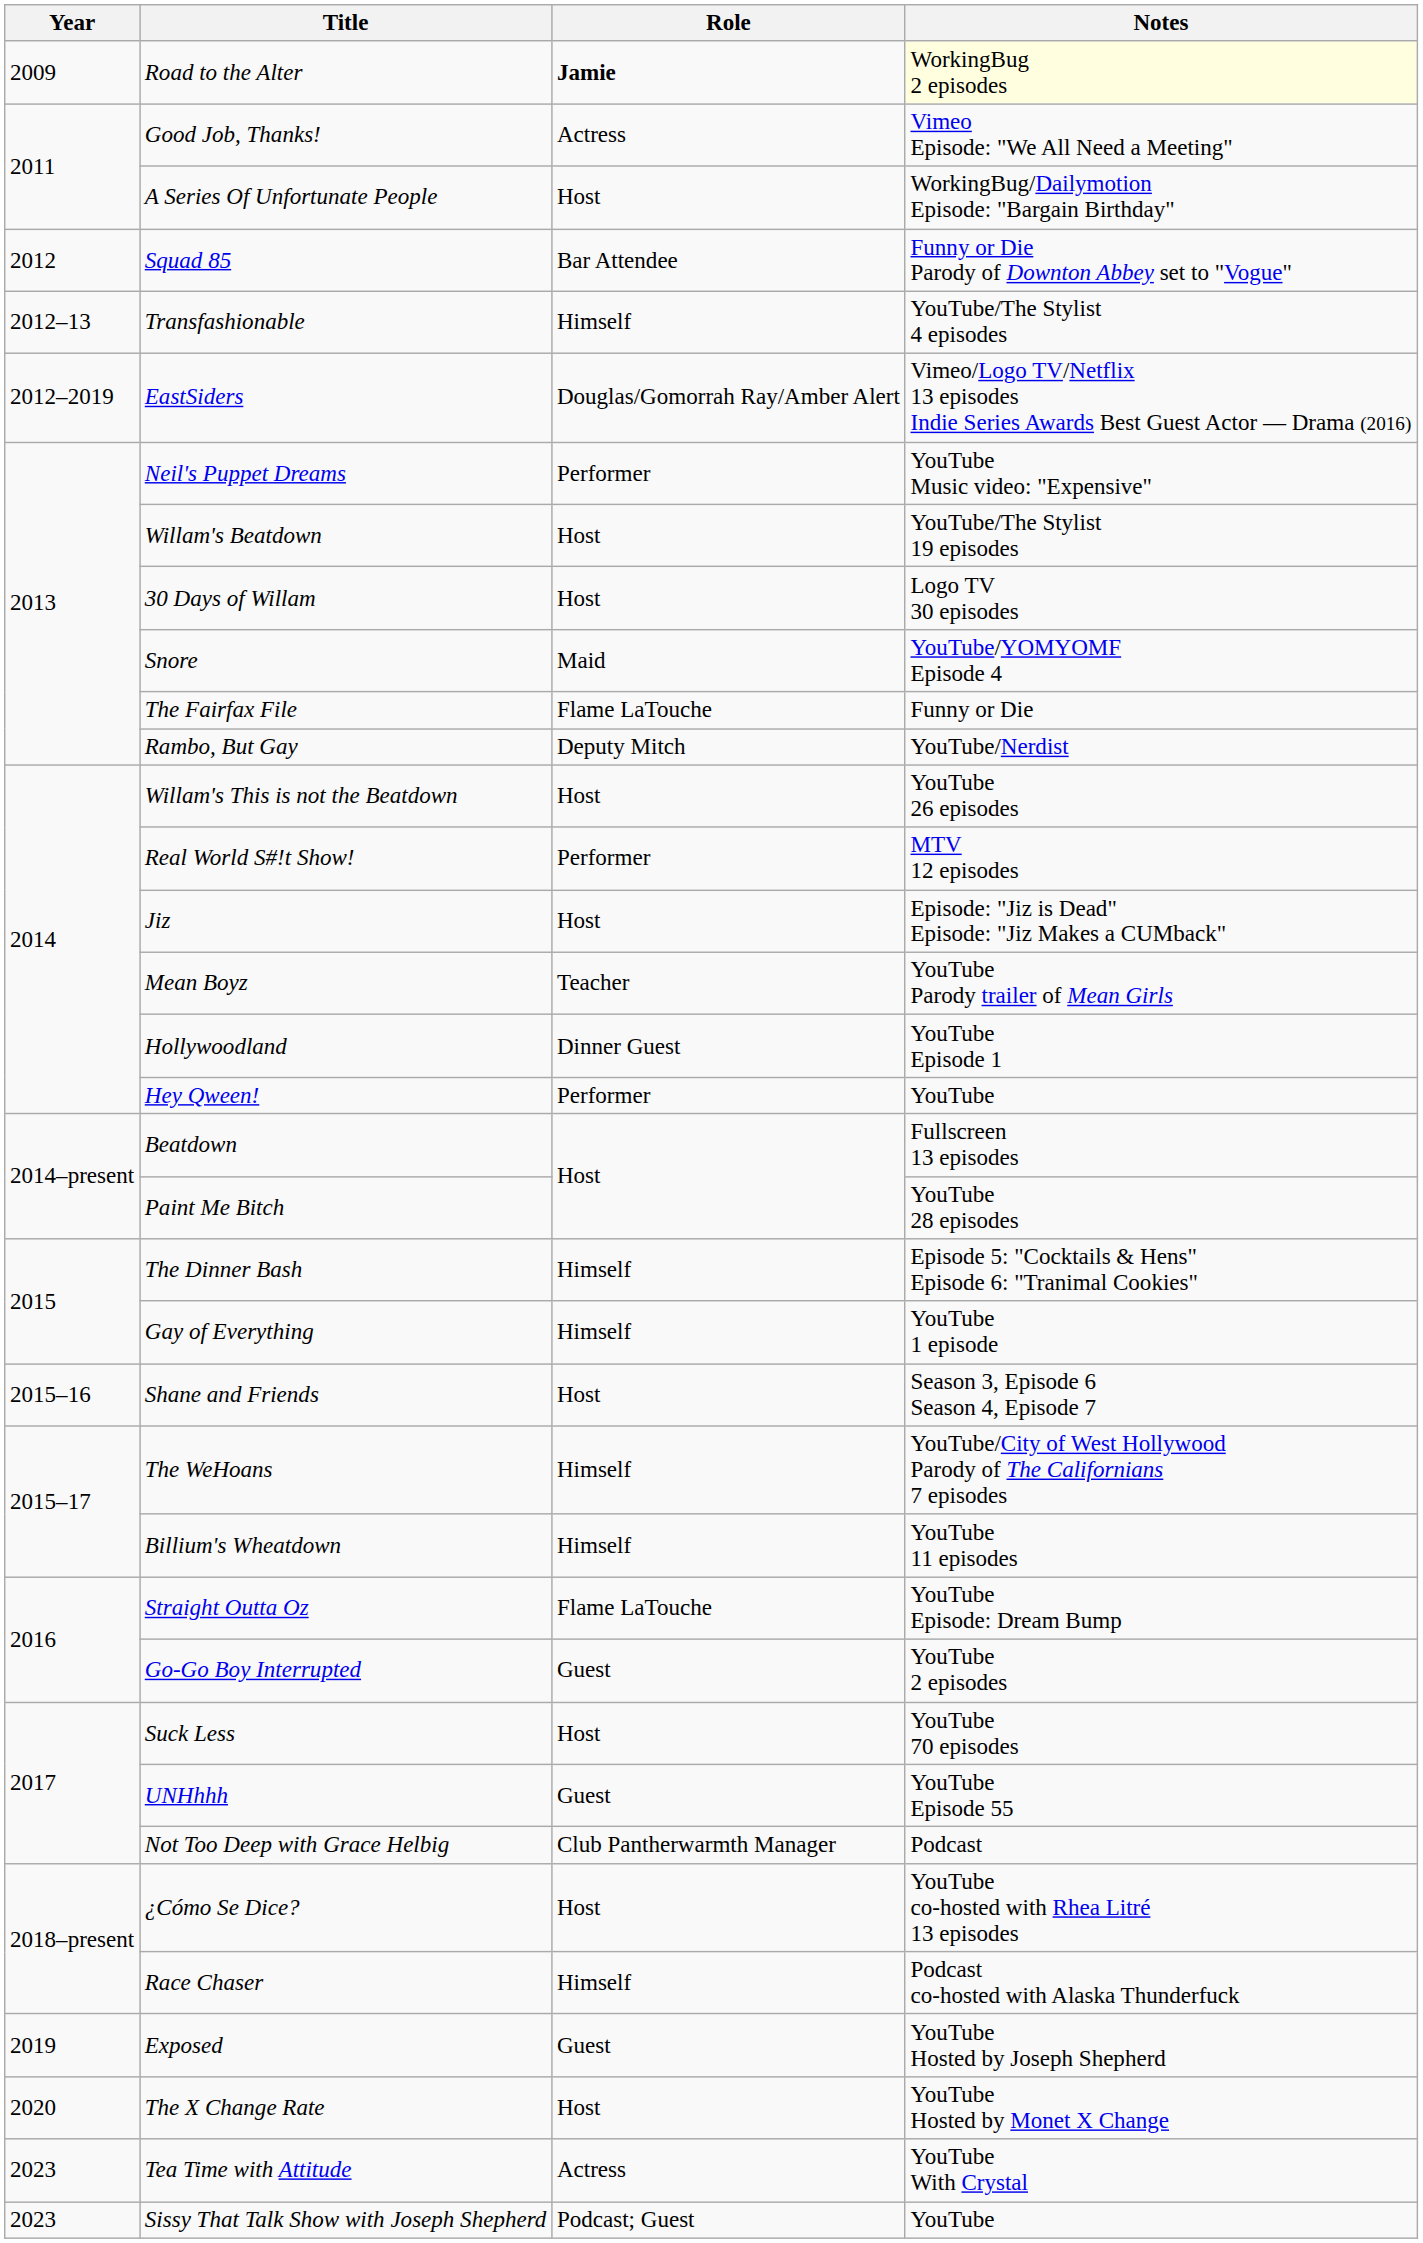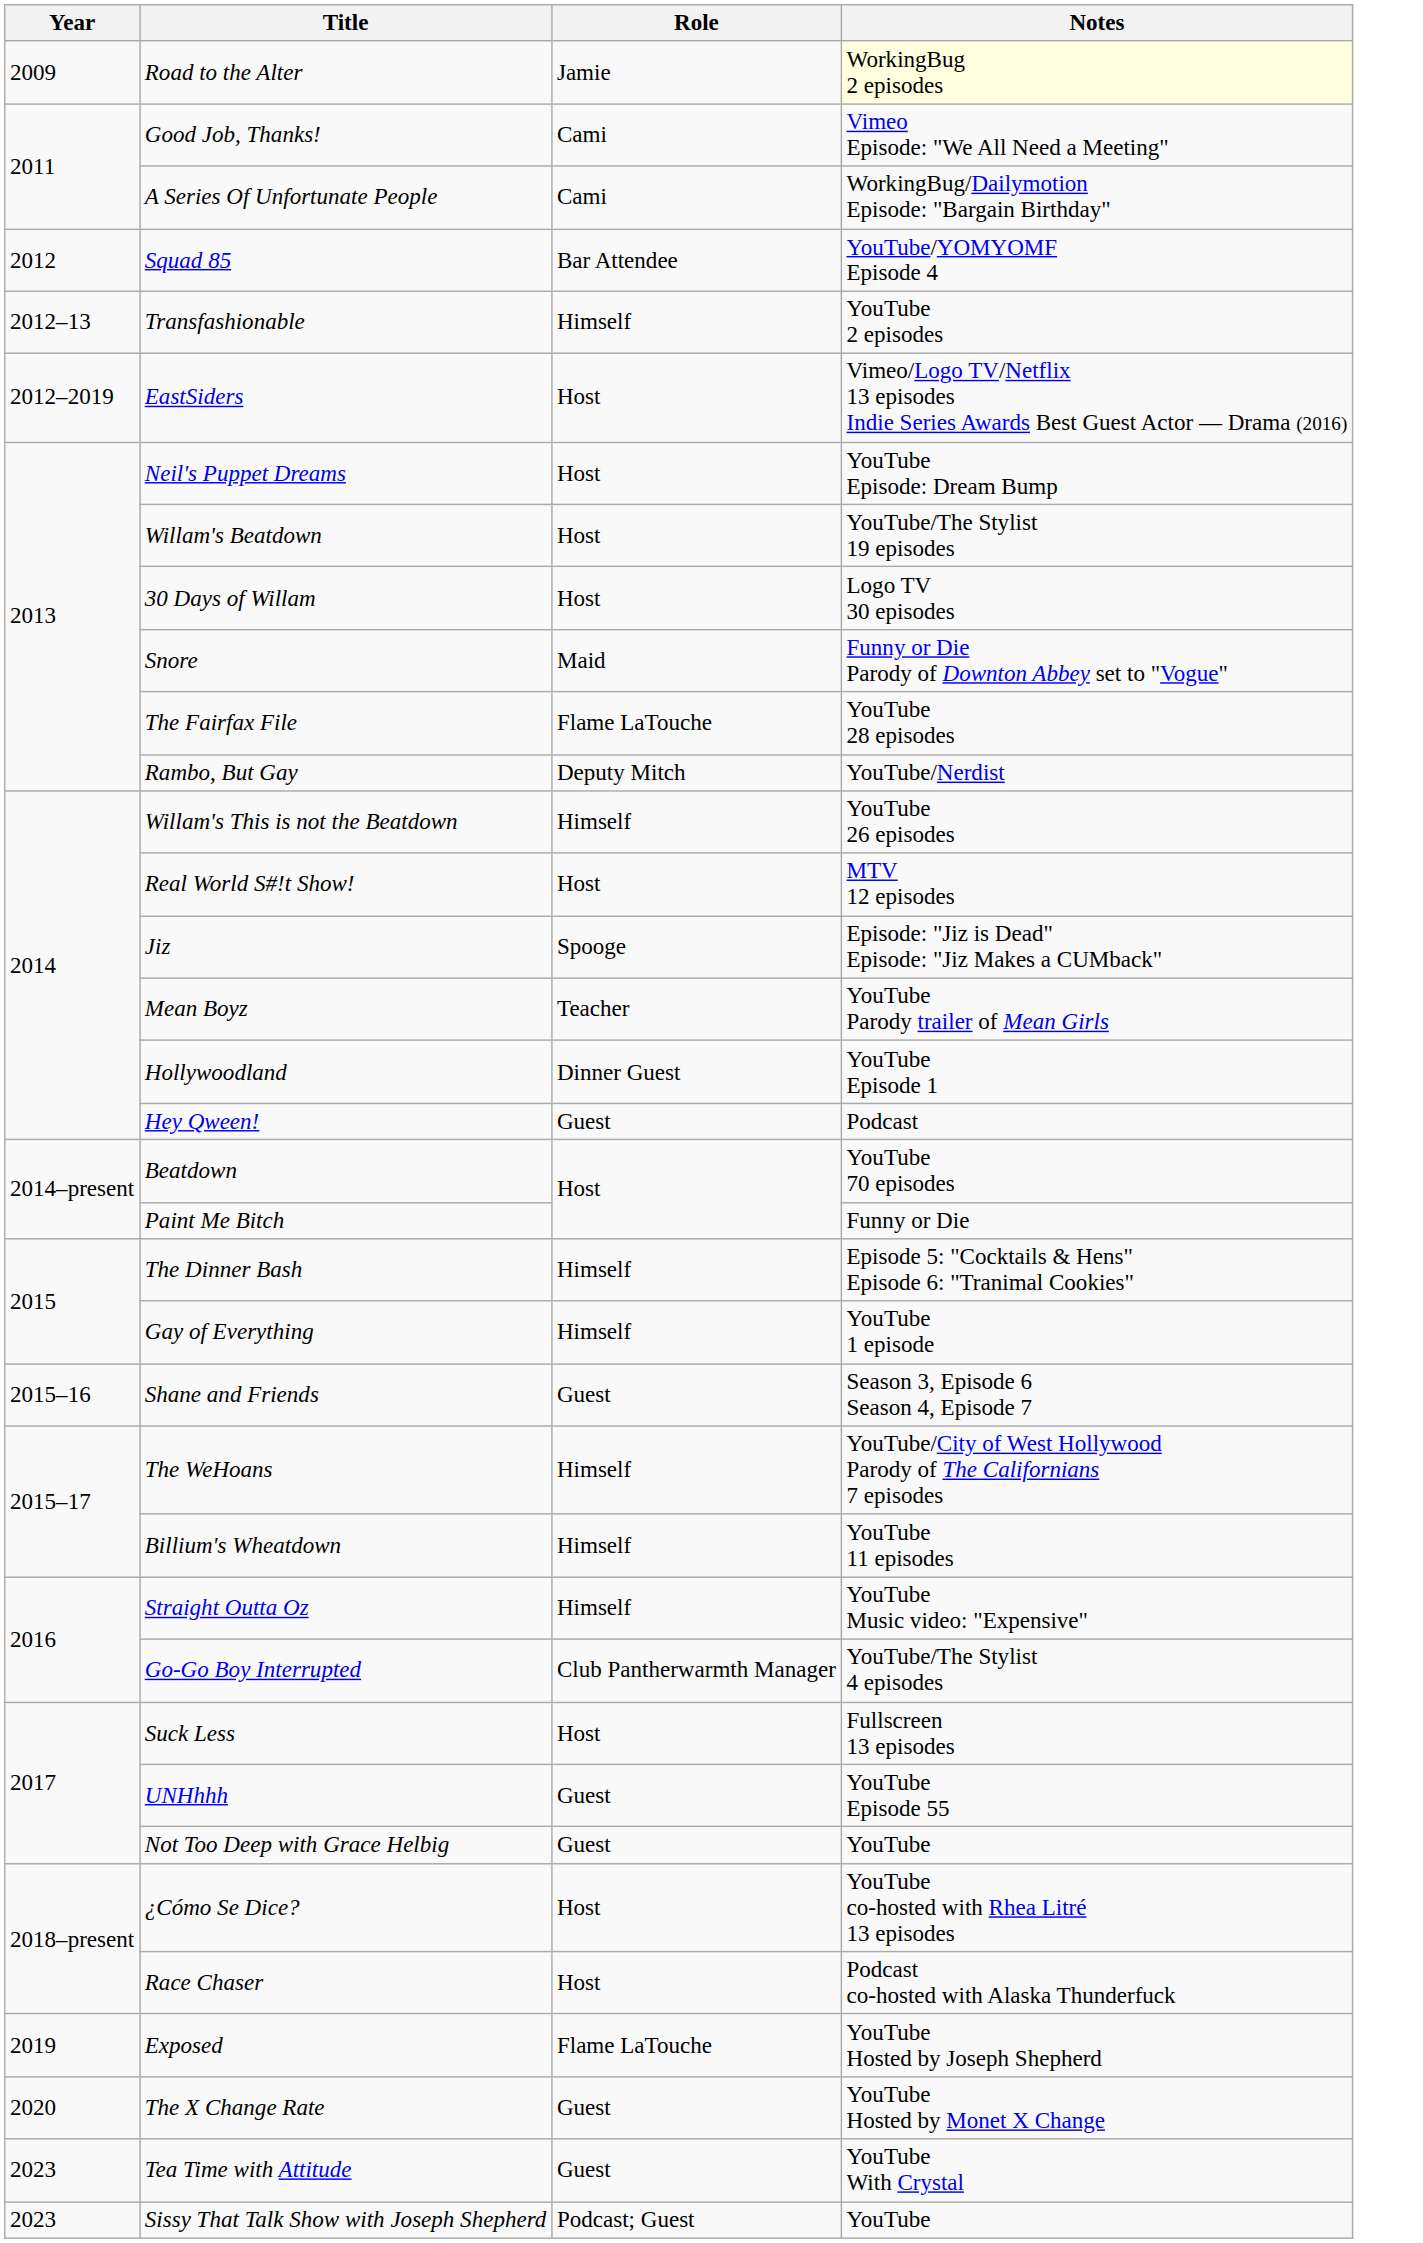(586, 72) bold -> (584, 72) normal
(591, 134) Actress -> (582, 134) Cami
(579, 197) Host -> (582, 197) Cami
(1101, 259) Funny or Die Parody of Downton Abbey set to "Vogue" -> (952, 259) YouTube/YOMYOMF Episode 4
(1006, 322) YouTube/The Stylist 4 episodes -> (895, 322) YouTube 2 episodes
(728, 397) Douglas/Gomorrah Ray/Amber Alert -> (579, 397) Host
(604, 472) Performer -> (579, 472) Host
(1031, 472) YouTube Music video: "Expensive" -> (952, 472) YouTube Episode: Dream Bump
(1016, 660) YouTube/YOMYOMF Episode 4 -> (1037, 660) Funny or Die Parody of Downton Abbey set to "Vogue"
(972, 709) Funny or Die -> (901, 722) YouTube 28 episodes
(579, 795) Host -> (594, 821) Himself
(604, 858) Performer -> (579, 884) Host
(579, 920) Host -> (591, 946) Spooge
(604, 1095) Performer -> (584, 1121) Guest
(952, 1095) YouTube -> (882, 1121) Podcast
(965, 1144) Fullscreen 13 episodes -> (901, 1170) YouTube 70 episodes
(965, 1207) YouTube 28 episodes -> (908, 1220) Funny or Die
(579, 1394) Host -> (584, 1394) Guest
(634, 1607) Flame LaTouche -> (594, 1607) Himself
(1016, 1607) YouTube Episode: Dream Bump -> (967, 1607) YouTube Music video: "Expensive"
(584, 1670) Guest -> (696, 1670) Club Pantherwarmth Manager
(959, 1670) YouTube 2 episodes -> (942, 1670) YouTube/The Stylist 4 episodes
(965, 1732) YouTube 70 episodes -> (901, 1732) Fullscreen 13 episodes
(696, 1844) Club Pantherwarmth Manager -> (584, 1844) Guest
(946, 1844) Podcast -> (888, 1844) YouTube
(594, 1982) Himself -> (579, 1982) Host
(584, 2045) Guest -> (634, 2045) Flame LaTouche
(579, 2107) Host -> (584, 2107) Guest
(591, 2169) Actress -> (584, 2169) Guest
